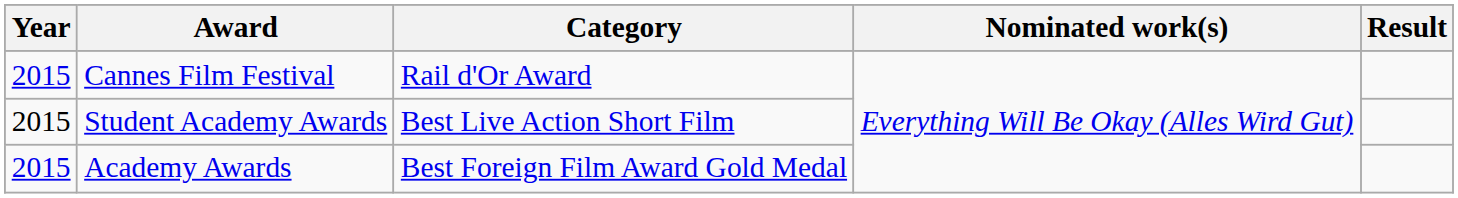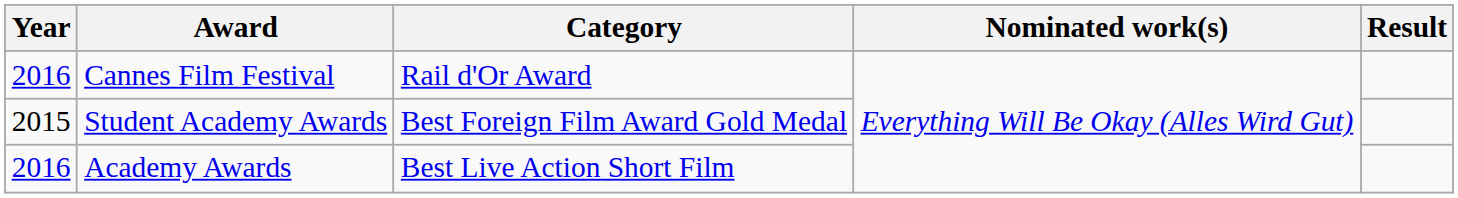(41, 74) 2015 -> (41, 74) 2016
(568, 121) Best Live Action Short Film -> (624, 121) Best Foreign Film Award Gold Medal
(41, 167) 2015 -> (41, 167) 2016
(624, 167) Best Foreign Film Award Gold Medal -> (568, 167) Best Live Action Short Film
